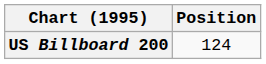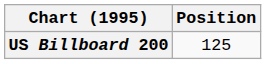(216, 45) 124 -> (216, 45) 125
